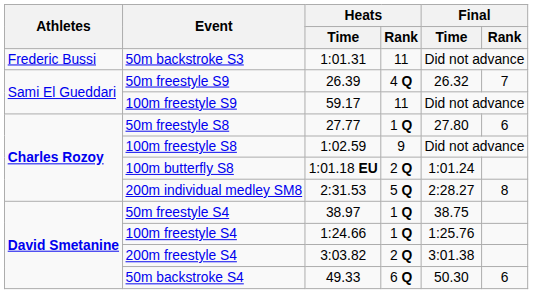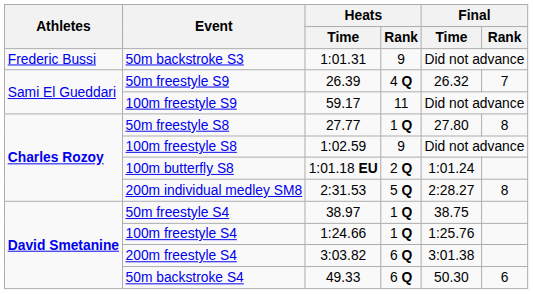(401, 59) 11 -> (401, 59) 9
(505, 125) 6 -> (505, 125) 8
(401, 256) 2 Q -> (401, 256) 6 Q
